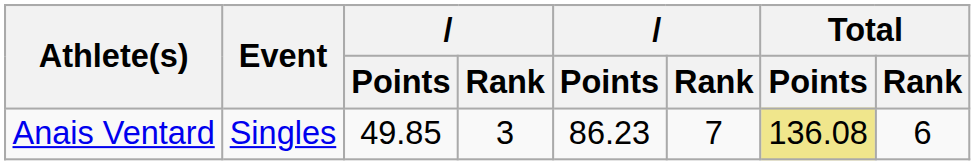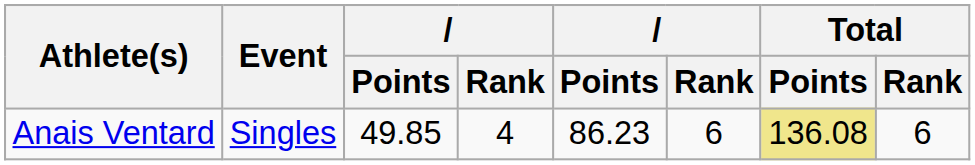(505, 133) 3 -> (505, 133) 4
(714, 133) 7 -> (714, 133) 6
